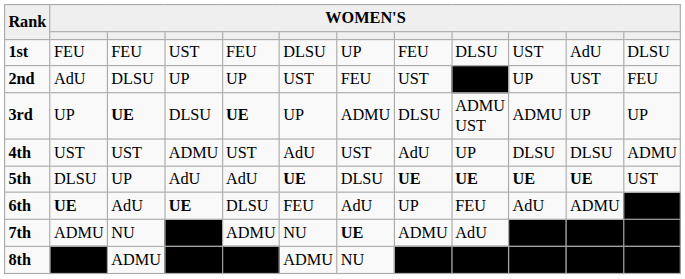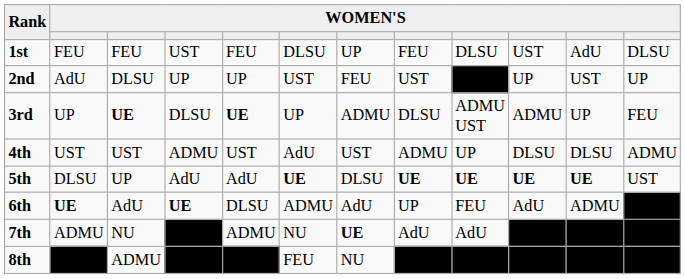(643, 79) FEU -> (638, 79) UP
(638, 116) UP -> (643, 116) FEU
(414, 152) AdU -> (423, 152) ADMU
(299, 206) FEU -> (308, 206) ADMU
(423, 233) ADMU -> (414, 233) AdU
(308, 259) ADMU -> (299, 259) FEU
